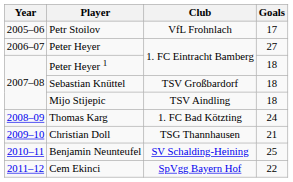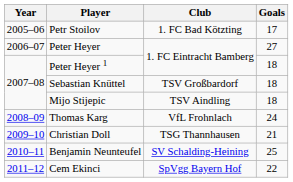(200, 30) VfL Frohnlach -> (200, 30) 1. FC Bad Kötzting
(200, 117) 1. FC Bad Kötzting -> (200, 117) VfL Frohnlach
